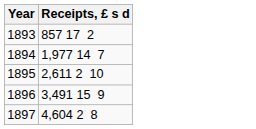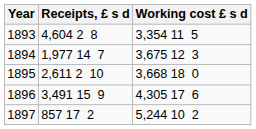+ column: (192, 14)
(68, 34) 857 17 2 -> (69, 34) 4,604 2 8
(69, 114) 4,604 2 8 -> (68, 114) 857 17 2
